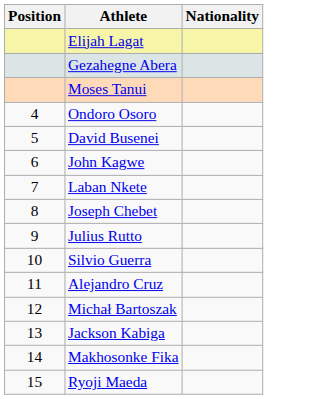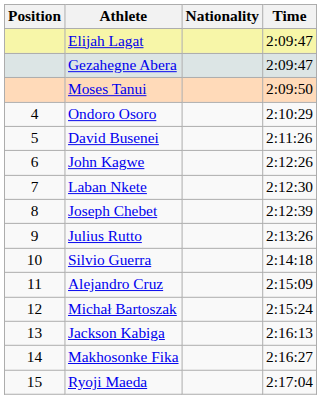+ column: (290, 16)
